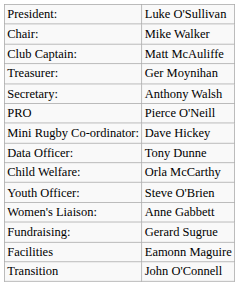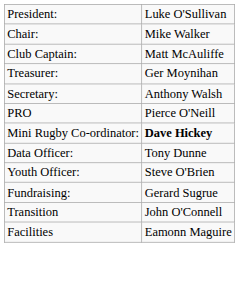(178, 133) normal -> (179, 133) bold
- row: (44, 172)
- row: (52, 212)
rows swapped: (30, 251) <-> (33, 271)
